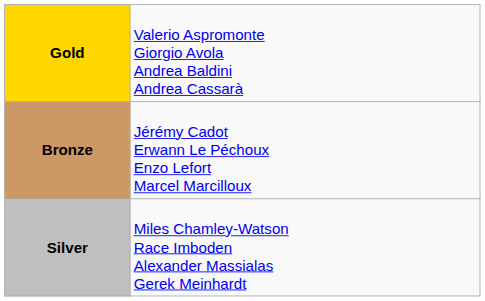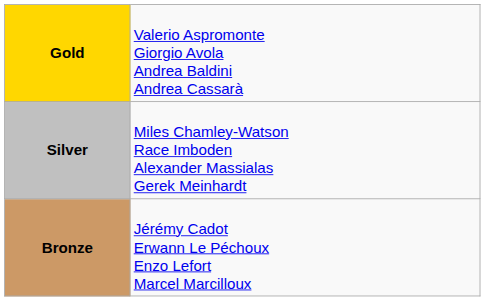rows swapped: (67, 247) <-> (67, 149)
